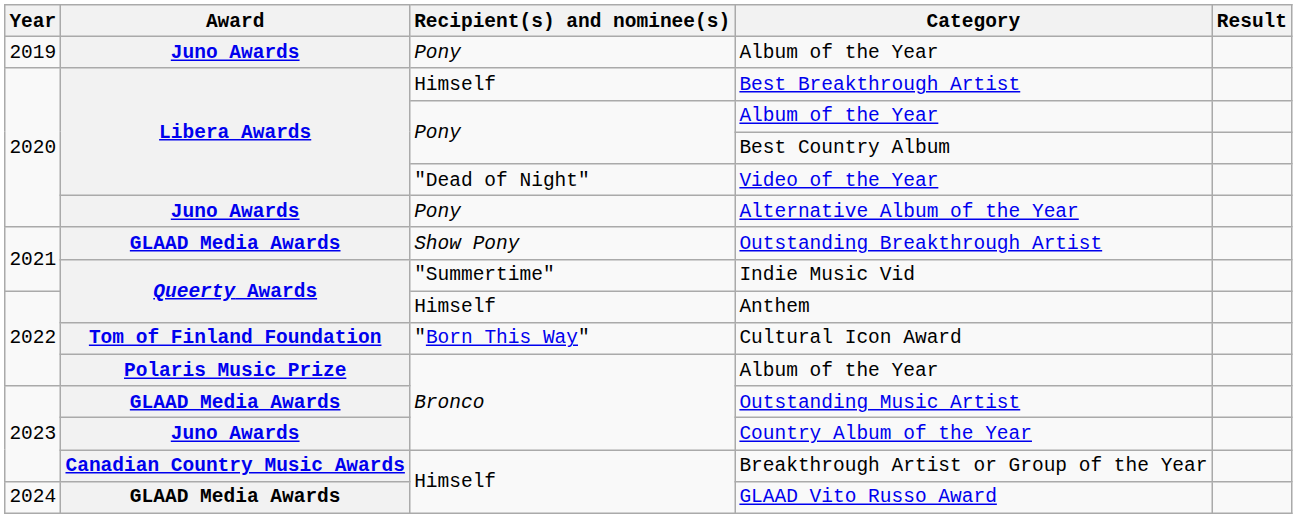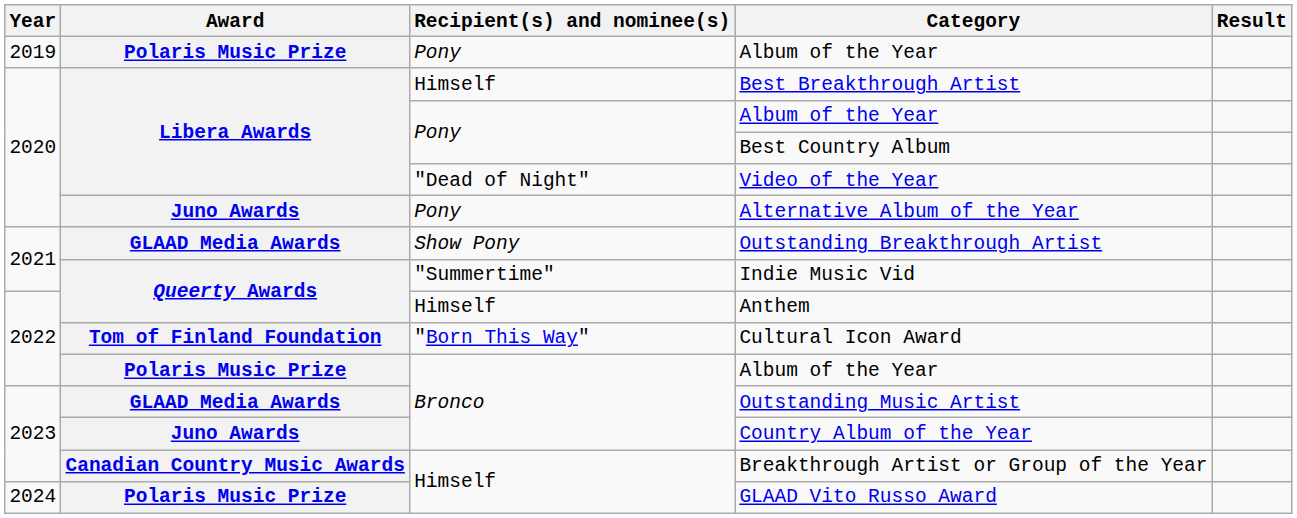(235, 52) Juno Awards -> (235, 52) Polaris Music Prize
(235, 497) GLAAD Media Awards -> (235, 497) Polaris Music Prize
